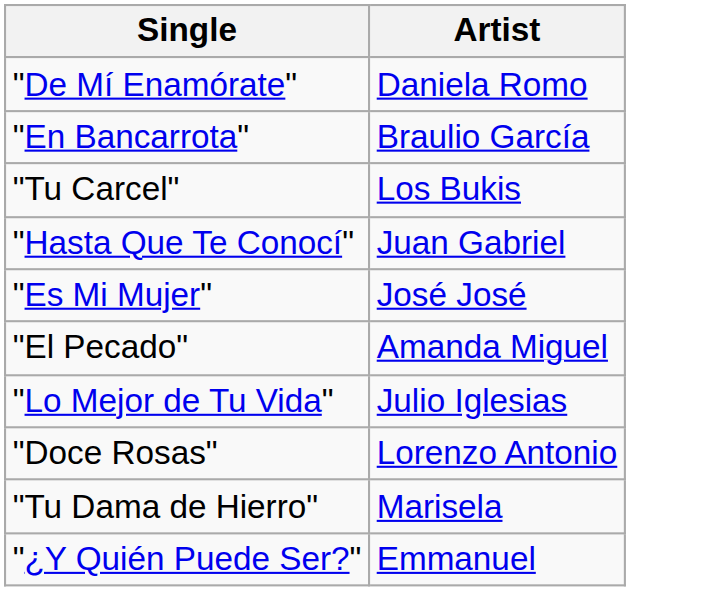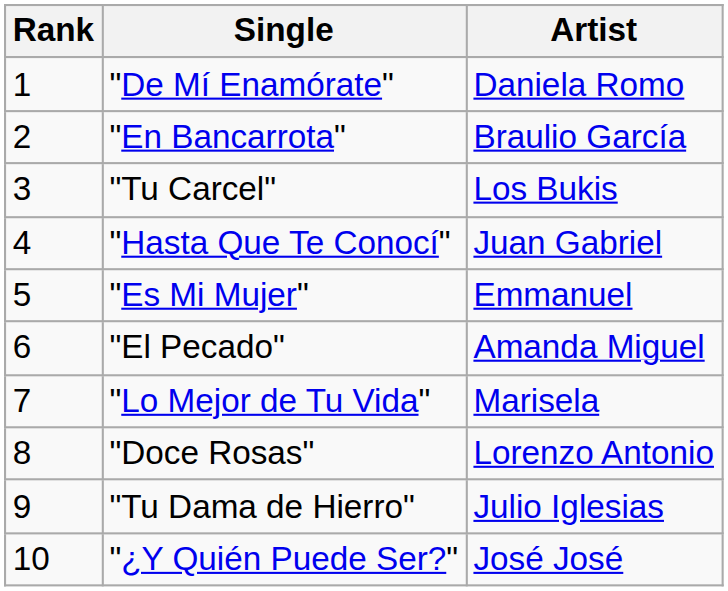+ column: (53, 30)
(452, 294) José José -> (553, 294) Emmanuel
(472, 400) Julio Iglesias -> (536, 400) Marisela
(440, 505) Marisela -> (569, 505) Julio Iglesias
(456, 558) Emmanuel -> (548, 558) José José
